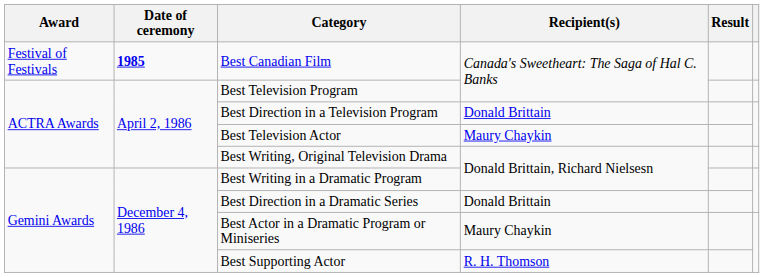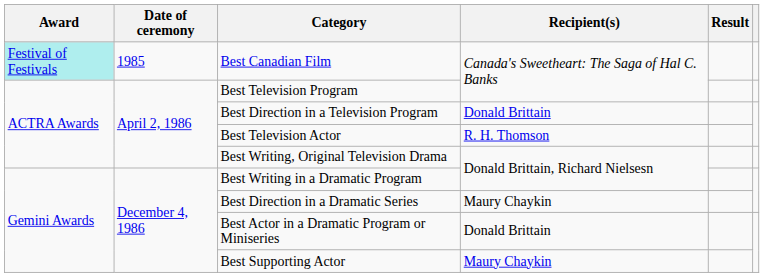(37, 61) no background -> (37, 61) paleturquoise background
(131, 61) bold -> (131, 61) normal
(508, 135) Maury Chaykin -> (507, 135) R. H. Thomson
(507, 201) Donald Brittain -> (508, 201) Maury Chaykin
(508, 231) Maury Chaykin -> (507, 231) Donald Brittain
(507, 261) R. H. Thomson -> (508, 261) Maury Chaykin
